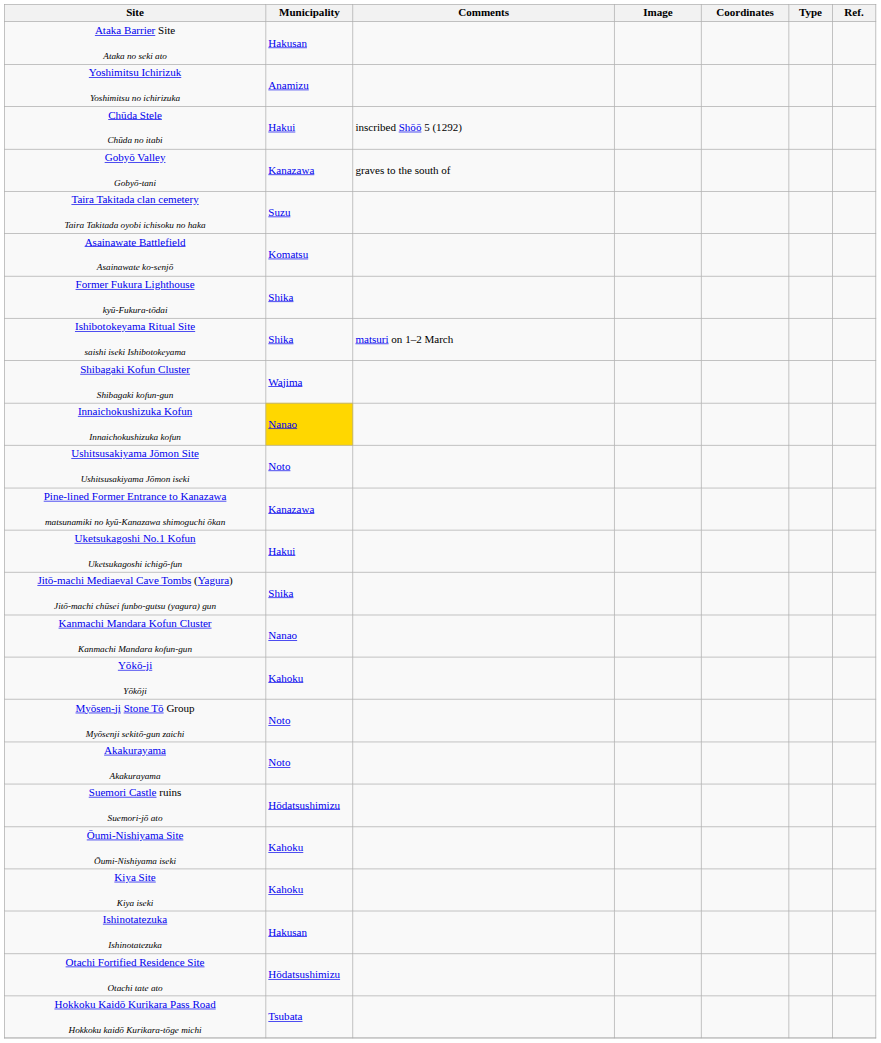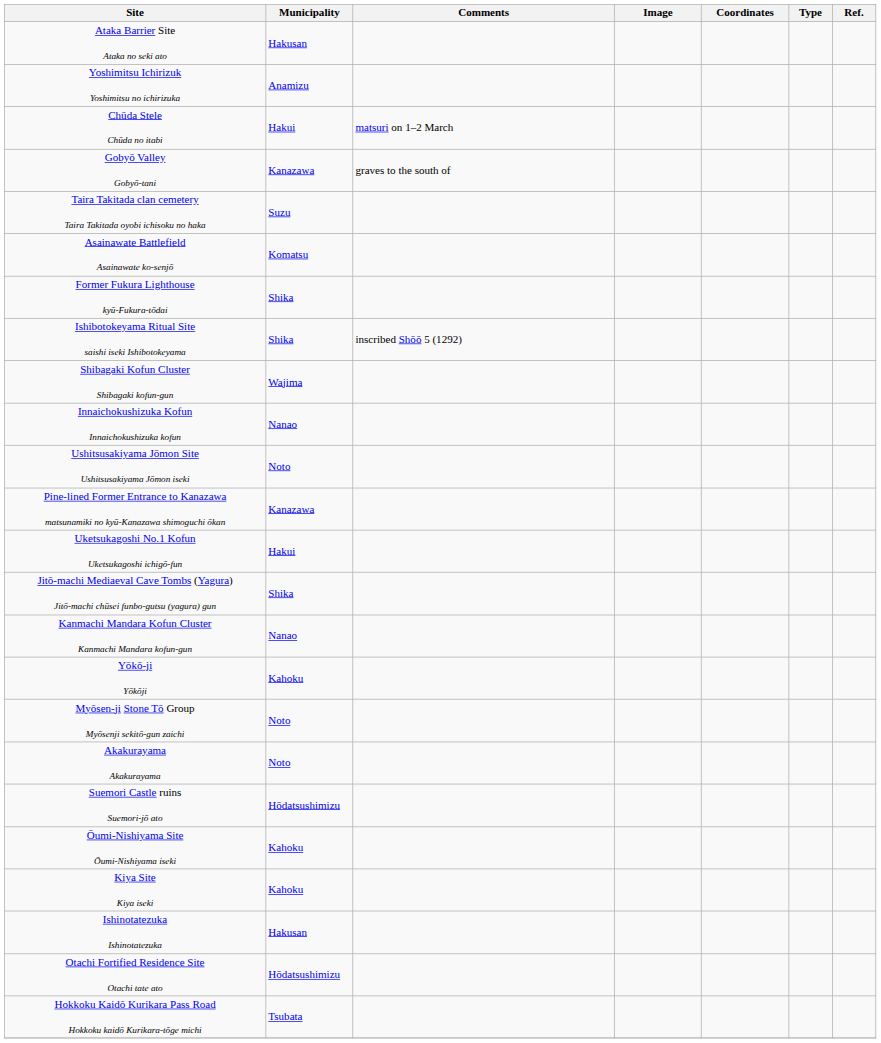(409, 127) inscribed Shōō 5 (1292) -> (404, 127) matsuri on 1–2 March
(404, 339) matsuri on 1–2 March -> (409, 339) inscribed Shōō 5 (1292)
(283, 424) gold background -> (283, 424) no background
